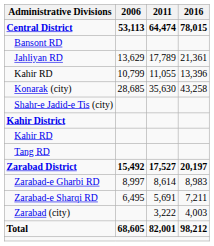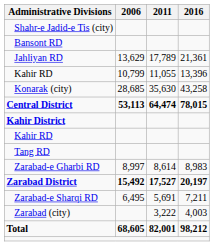rows swapped: (39, 27) <-> (64, 105)
rows swapped: (42, 167) <-> (57, 182)
